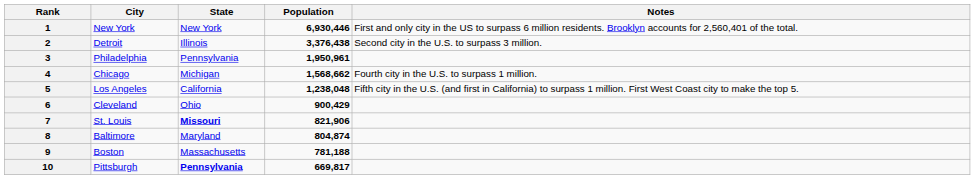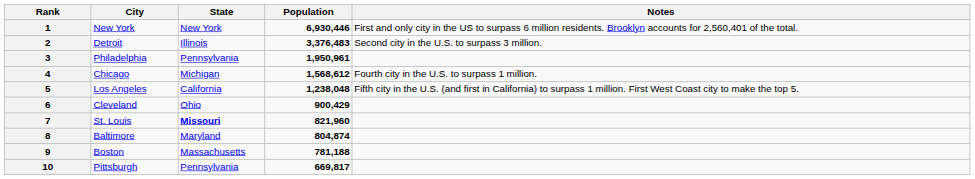(328, 43) 3,376,438 -> (328, 43) 3,376,483
(328, 74) 1,568,662 -> (328, 74) 1,568,612
(332, 120) 821,906 -> (332, 120) 821,960
(212, 167) bold -> (209, 167) normal
